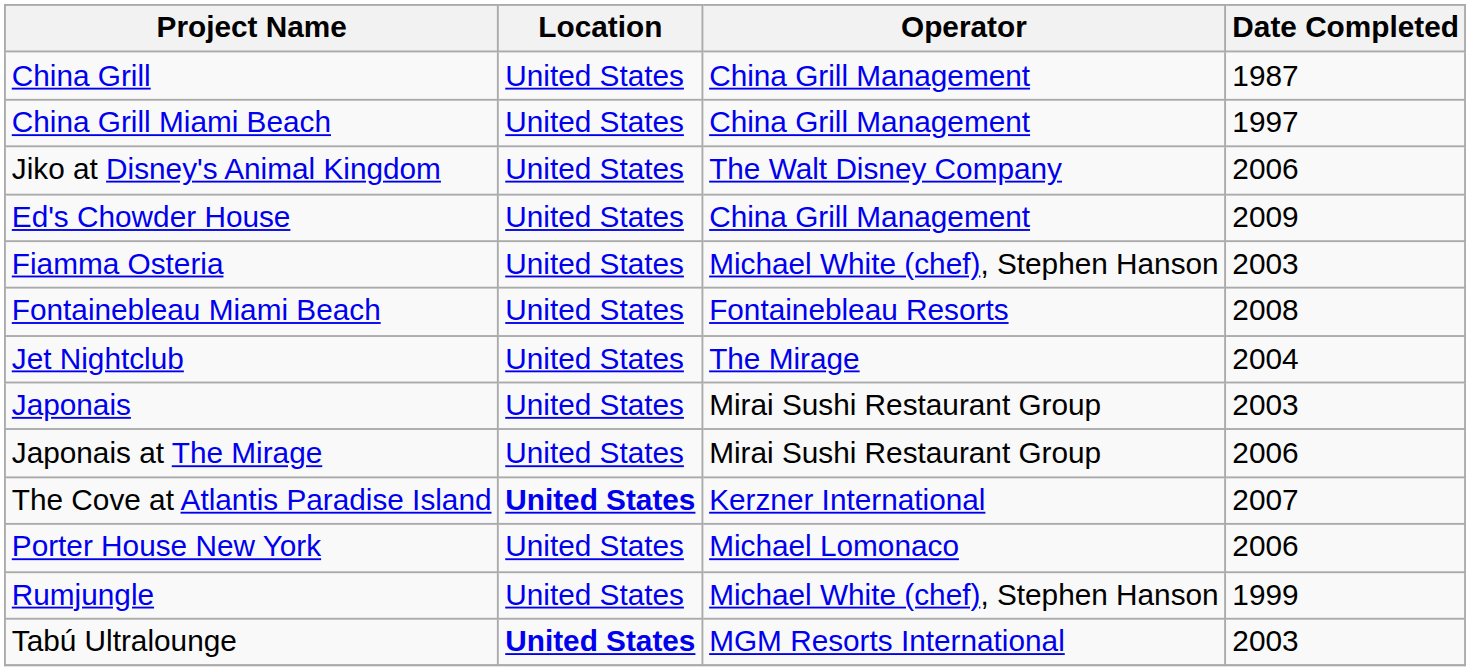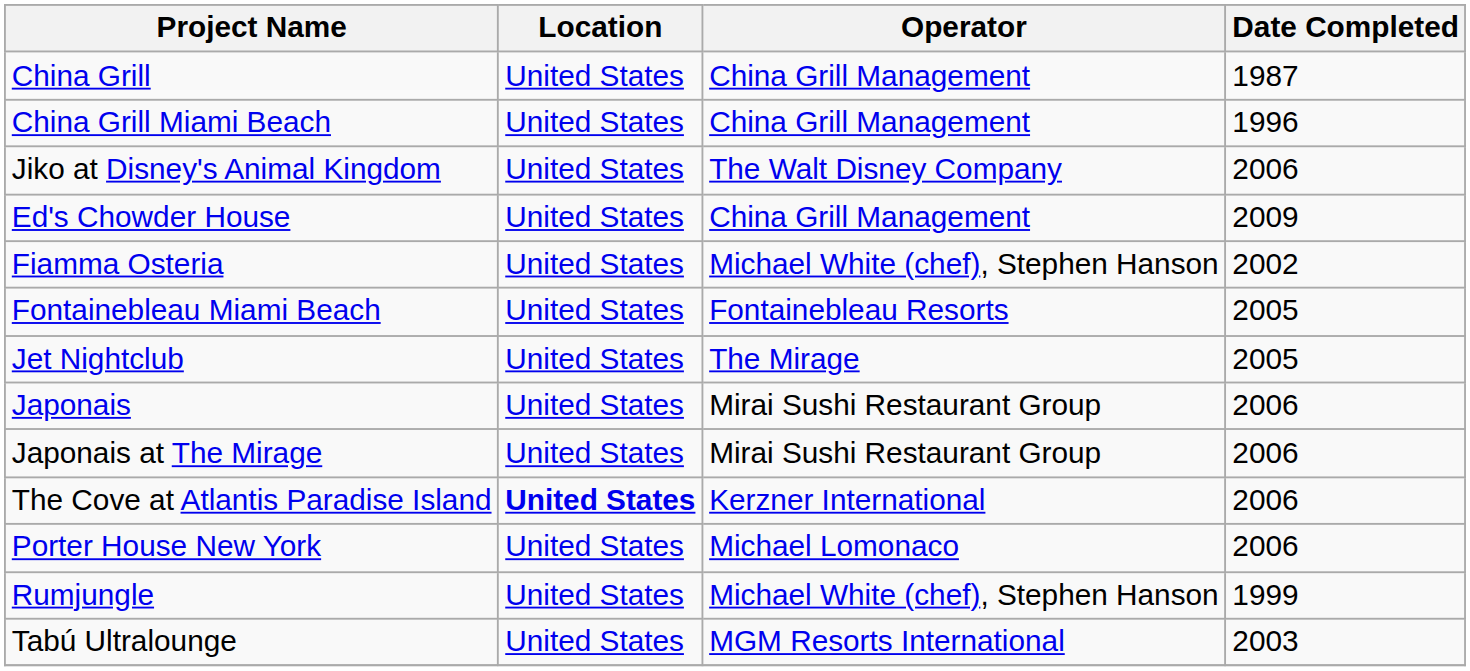(1265, 122) 1997 -> (1265, 122) 1996
(1265, 264) 2003 -> (1265, 264) 2002
(1265, 311) 2008 -> (1265, 311) 2005
(1265, 358) 2004 -> (1265, 358) 2005
(1265, 405) 2003 -> (1265, 405) 2006
(1265, 500) 2007 -> (1265, 500) 2006
(600, 641) bold -> (595, 641) normal
